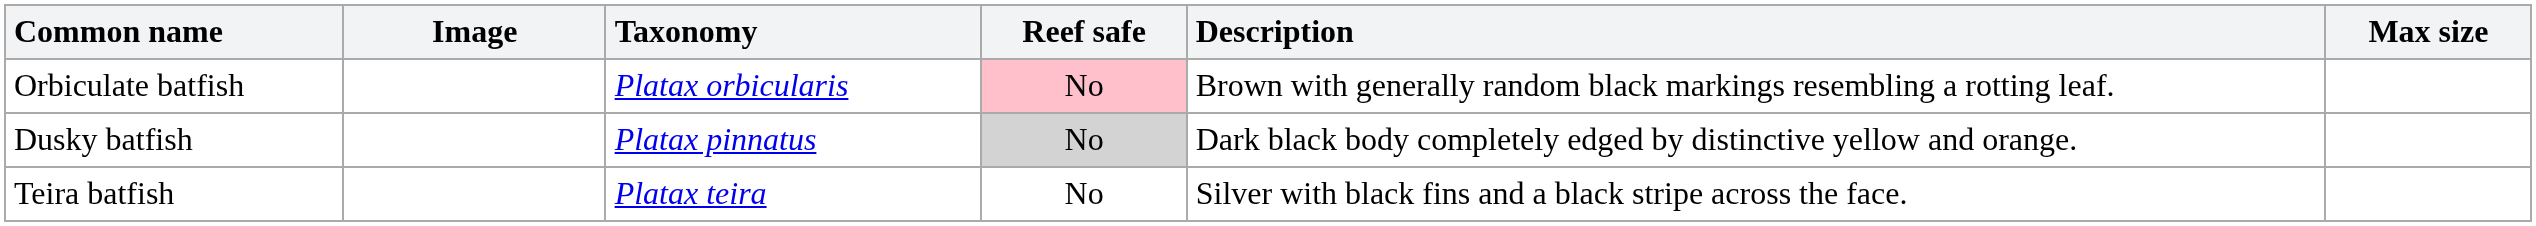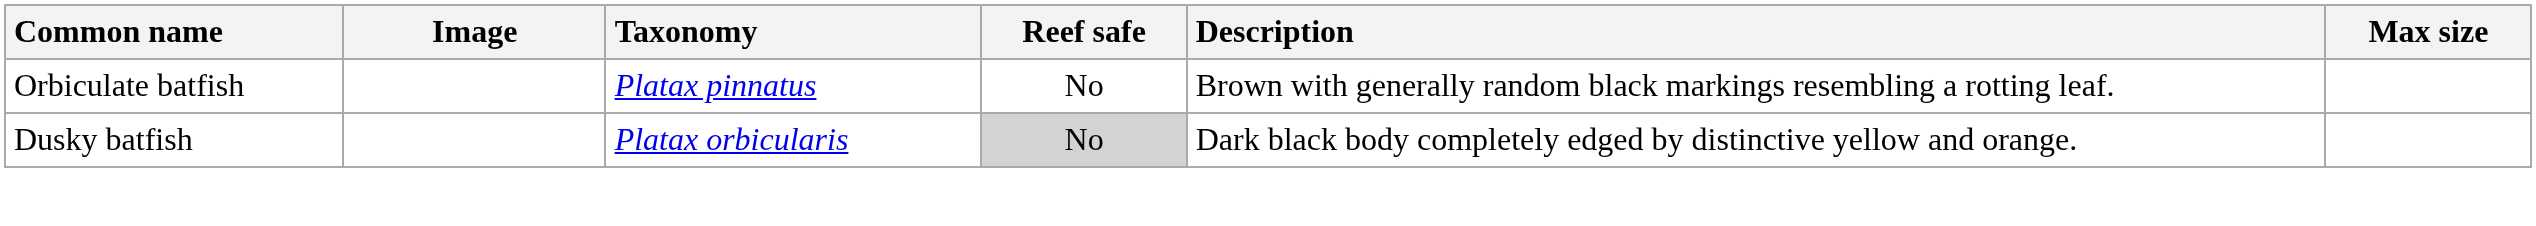(732, 85) Platax orbicularis -> (716, 85) Platax pinnatus
(1084, 85) pink background -> (1084, 85) no background
(716, 139) Platax pinnatus -> (732, 139) Platax orbicularis
- row: (94, 193)
